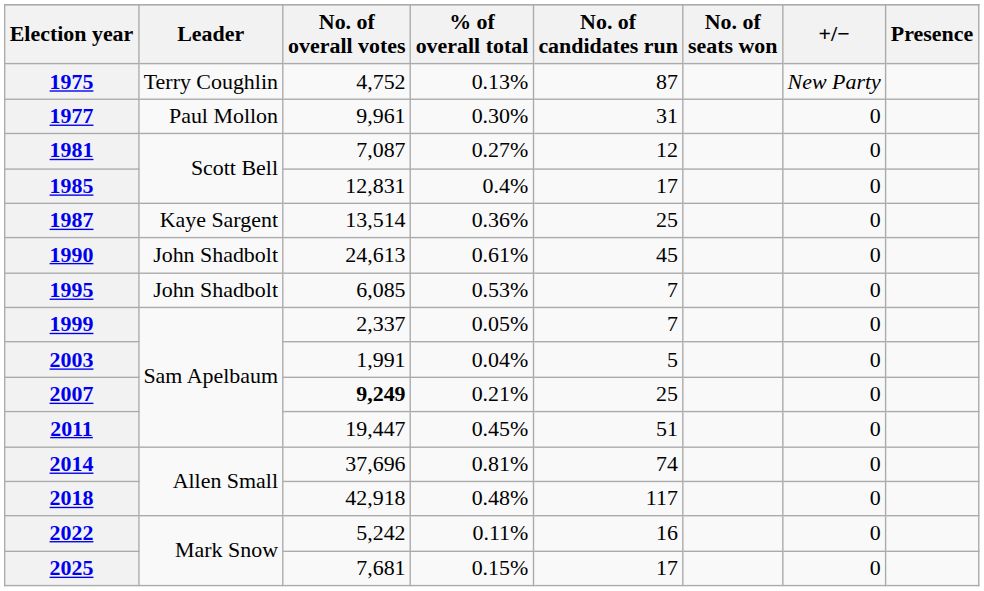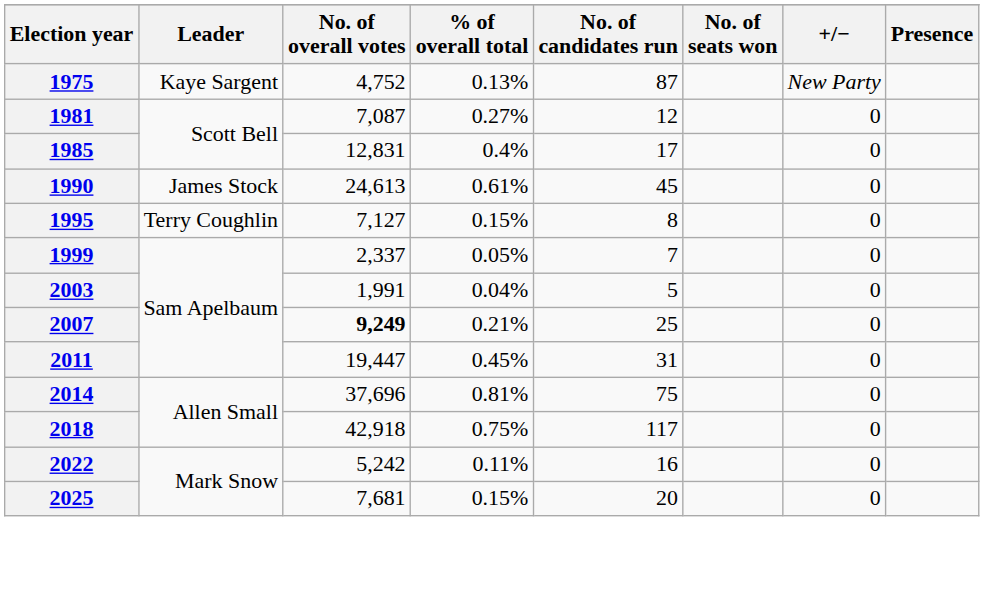(211, 81) Terry Coughlin -> (219, 81) Kaye Sargent
- row: (72, 116)
- row: (72, 220)
(216, 255) John Shadbolt -> (223, 185) James Stock
(216, 289) John Shadbolt -> (211, 220) Terry Coughlin
(381, 289) 6,085 -> (381, 220) 7,127
(500, 289) 0.53% -> (500, 220) 0.15%
(672, 289) 7 -> (672, 220) 8
(667, 428) 51 -> (667, 359) 31
(667, 463) 74 -> (667, 394) 75
(500, 498) 0.48% -> (500, 428) 0.75%
(667, 567) 17 -> (667, 498) 20
